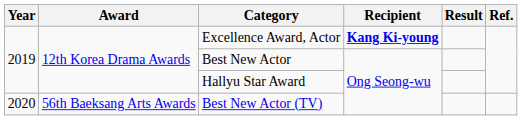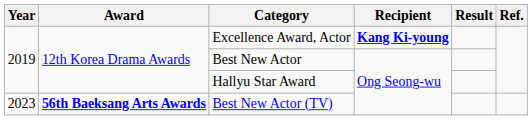(22, 103) 2020 -> (22, 103) 2023
(119, 103) normal -> (124, 103) bold
